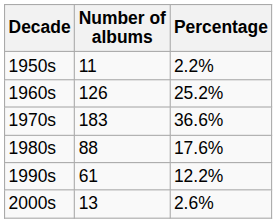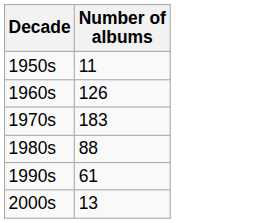- column: (221, 28)
